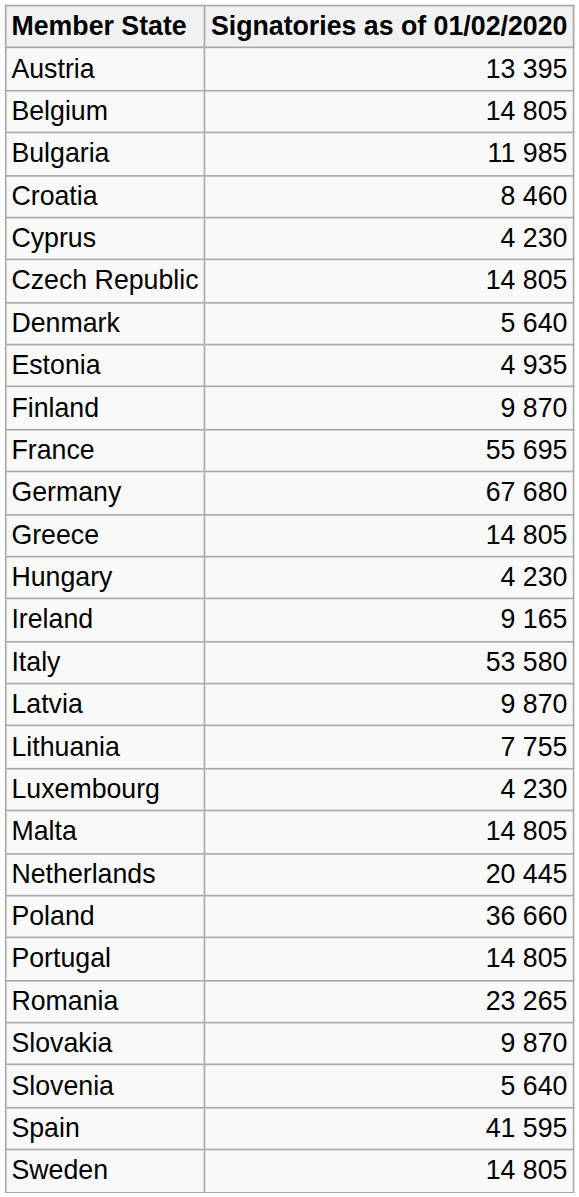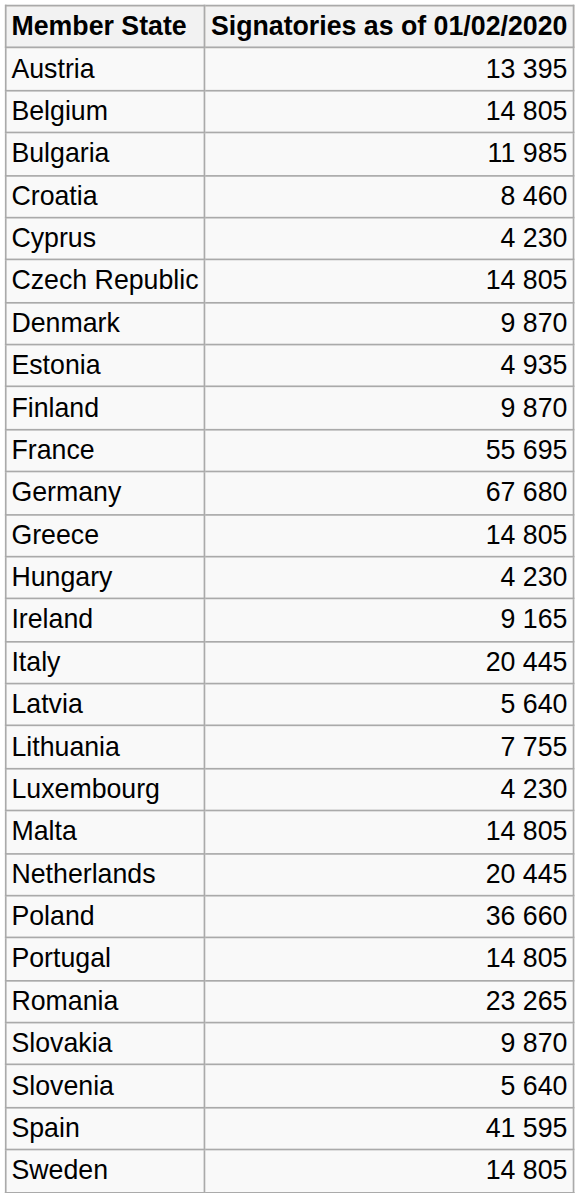(534, 323) 5 640 -> (534, 323) 9 870
(527, 662) 53 580 -> (527, 662) 20 445
(534, 704) 9 870 -> (534, 704) 5 640
